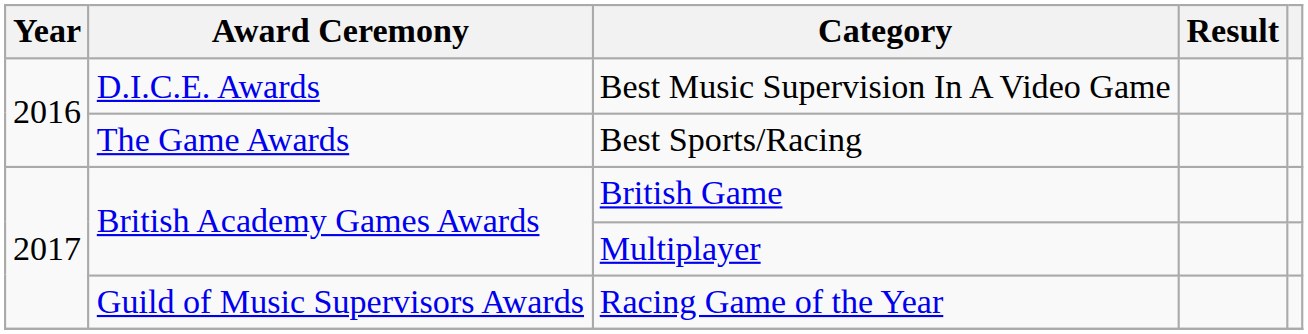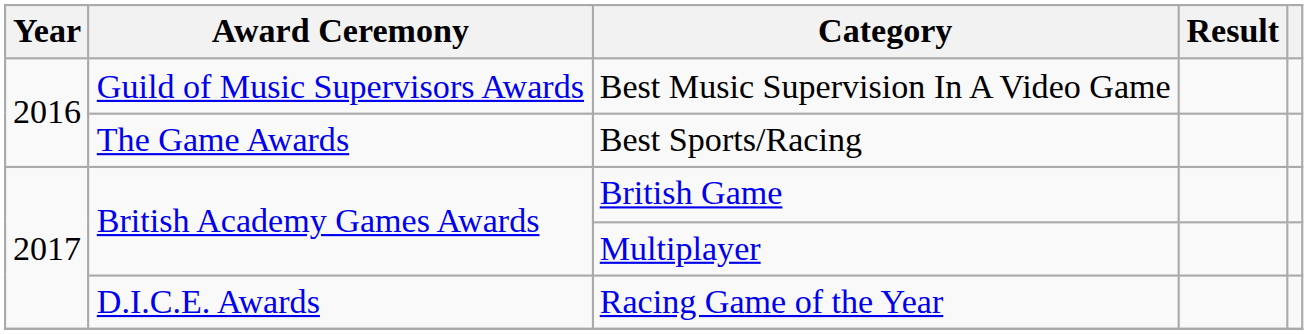(208, 85) D.I.C.E. Awards -> (340, 85) Guild of Music Supervisors Awards
(340, 301) Guild of Music Supervisors Awards -> (208, 301) D.I.C.E. Awards
